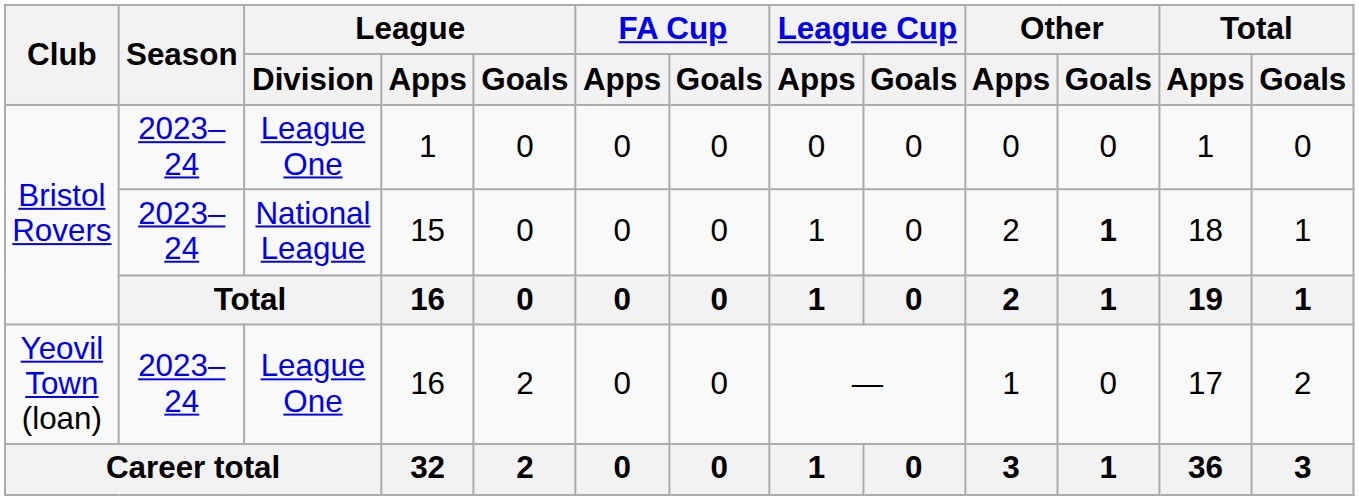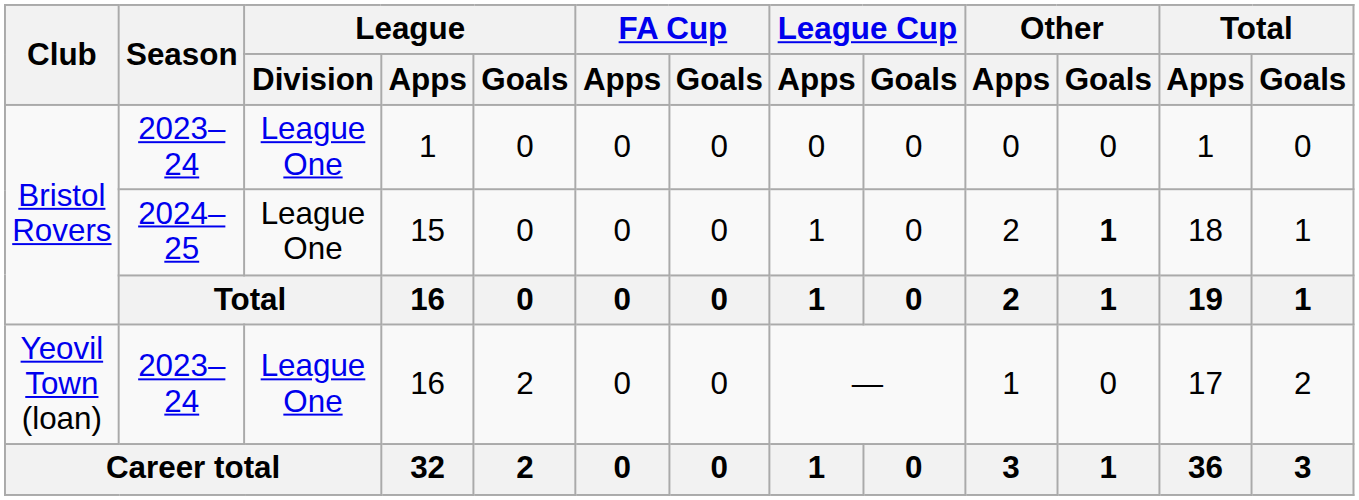(182, 231) 2023–24 -> (182, 231) 2024–25
(313, 231) National League -> (313, 231) League One
